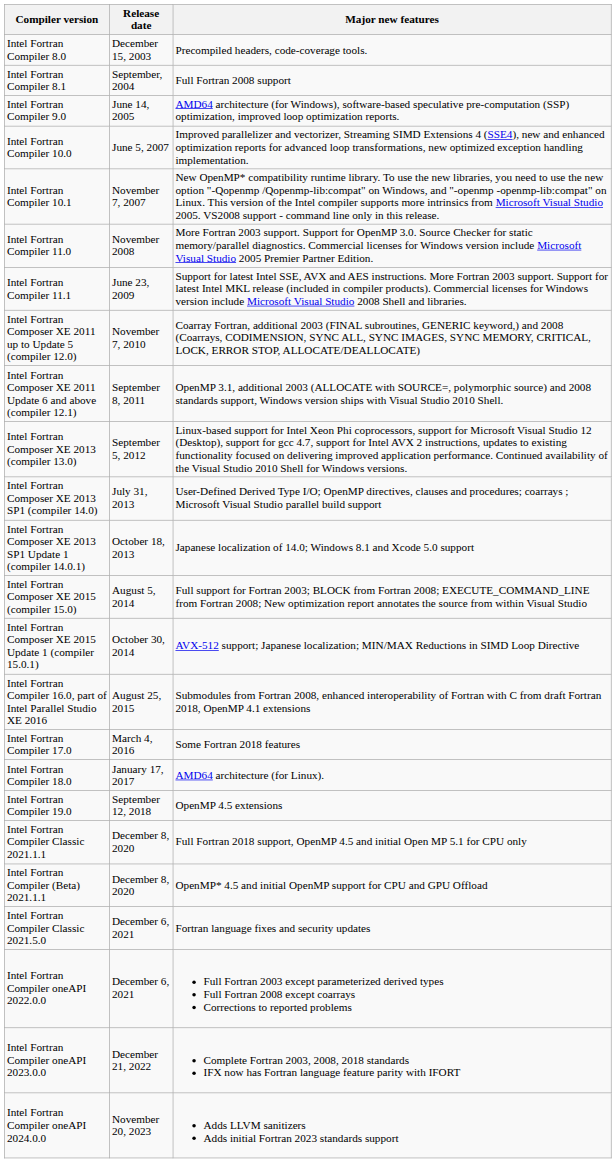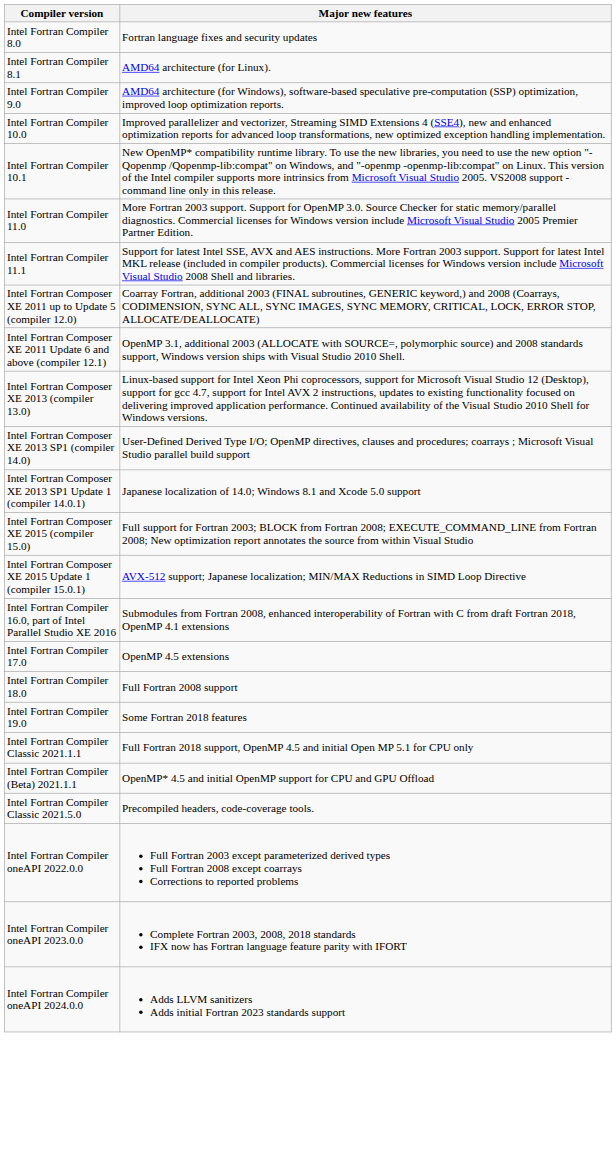- column: (141, 19)
(271, 50) Precompiled headers, code-coverage tools. -> (220, 37) Fortran language fixes and security updates
(233, 80) Full Fortran 2008 support -> (196, 67) AMD64 architecture (for Linux).
(238, 744) Some Fortran 2018 features -> (176, 656) OpenMP 4.5 extensions
(250, 775) AMD64 architecture (for Linux). -> (180, 687) Full Fortran 2008 support
(229, 805) OpenMP 4.5 extensions -> (184, 717) Some Fortran 2018 features
(273, 928) Fortran language fixes and security updates -> (218, 808) Precompiled headers, code-coverage tools.
